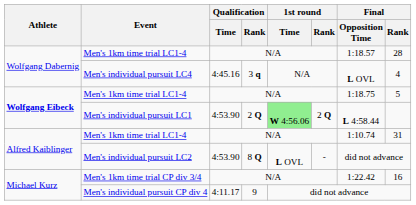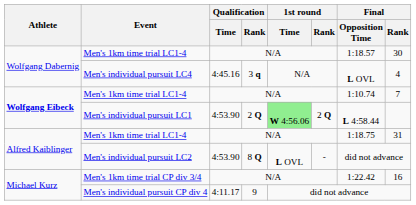(398, 53) 28 -> (398, 53) 30
(361, 95) 1:18.75 -> (361, 95) 1:10.74
(398, 95) 5 -> (398, 95) 7
(361, 136) 1:10.74 -> (361, 136) 1:18.75
